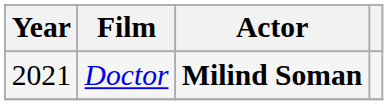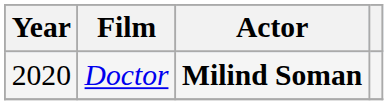(41, 74) 2021 -> (41, 74) 2020
